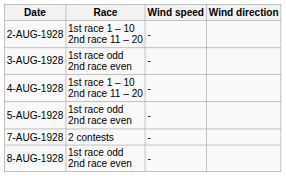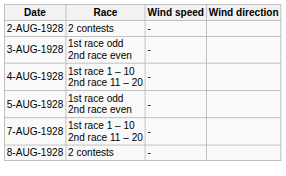(105, 34) 1st race 1 – 10 2nd race 11 – 20 -> (91, 29) 2 contests
(91, 137) 2 contests -> (105, 132) 1st race 1 – 10 2nd race 11 – 20
(100, 159) 1st race odd 2nd race even -> (91, 153) 2 contests
